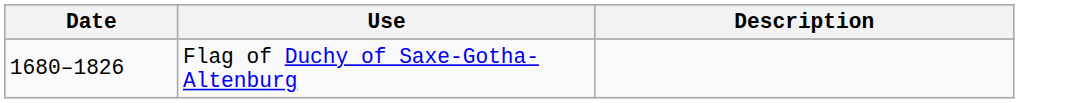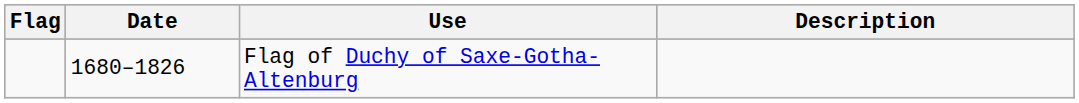+ column: (35, 22)
